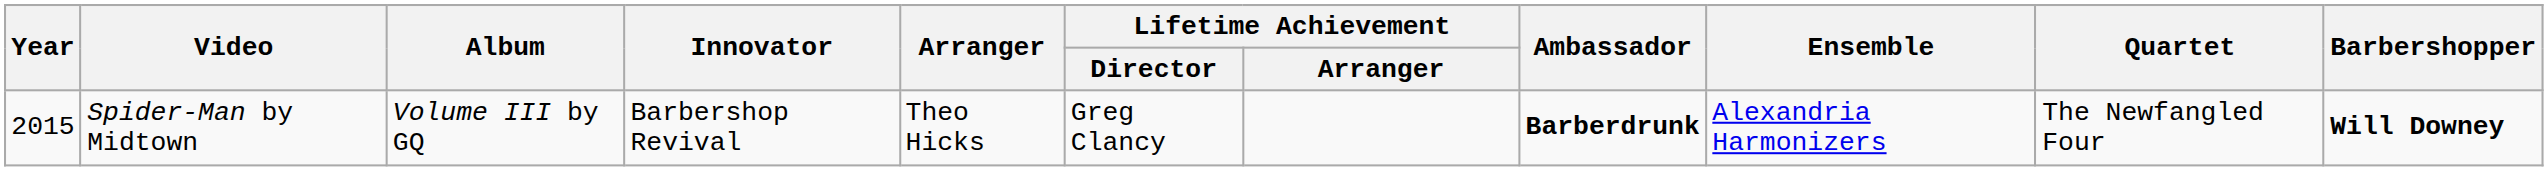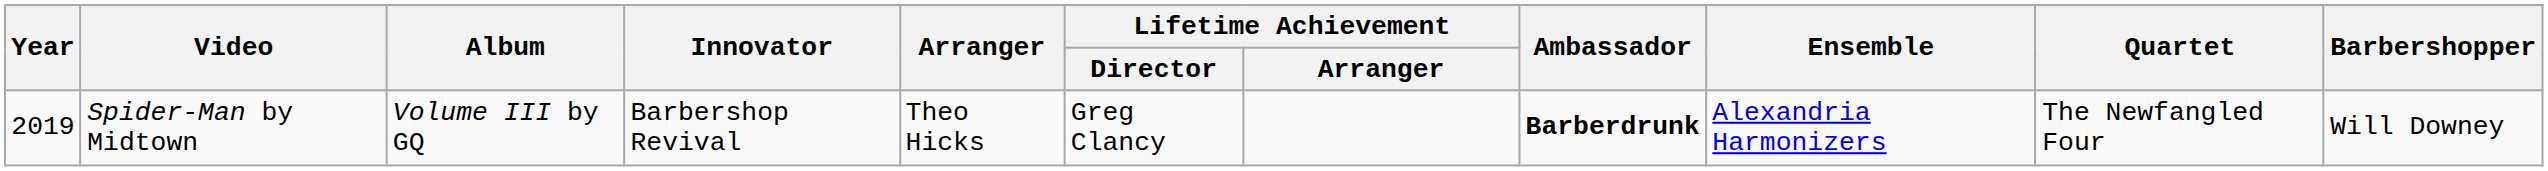(43, 128) 2015 -> (43, 128) 2019
(2417, 128) bold -> (2417, 128) normal
